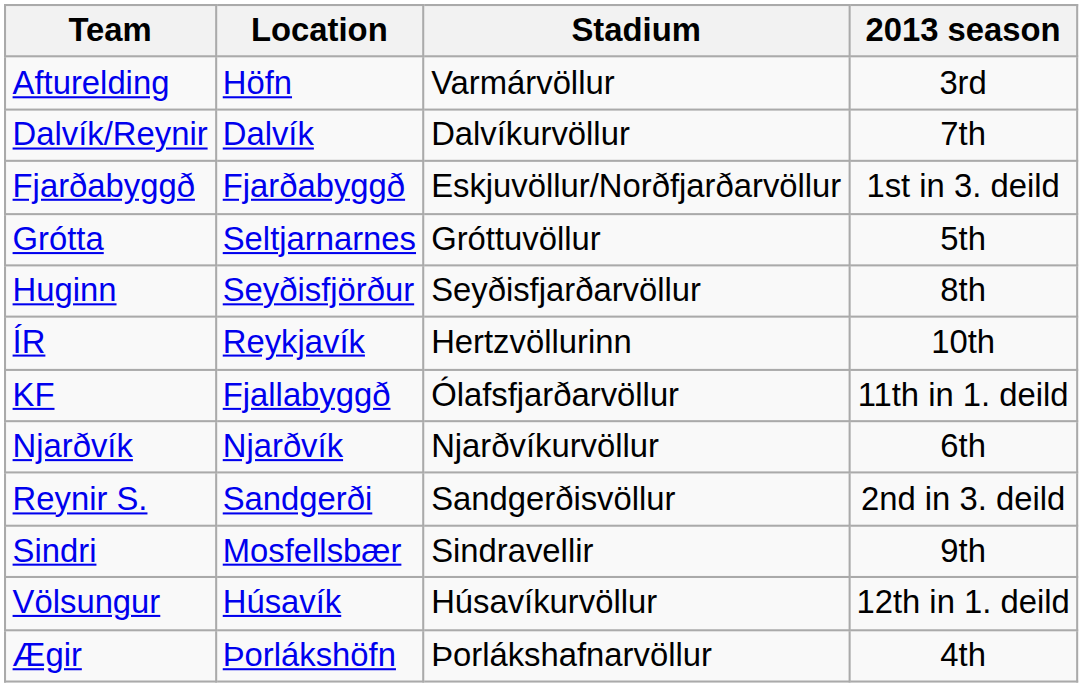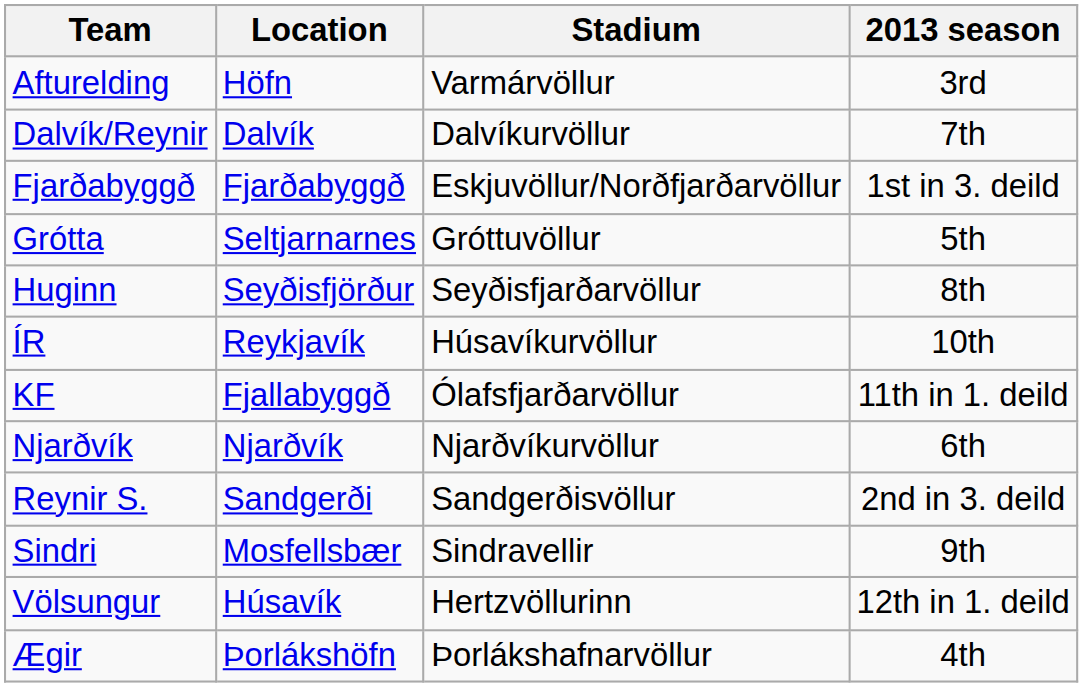(531, 342) Hertzvöllurinn -> (544, 342) Húsavíkurvöllur
(544, 602) Húsavíkurvöllur -> (531, 602) Hertzvöllurinn
